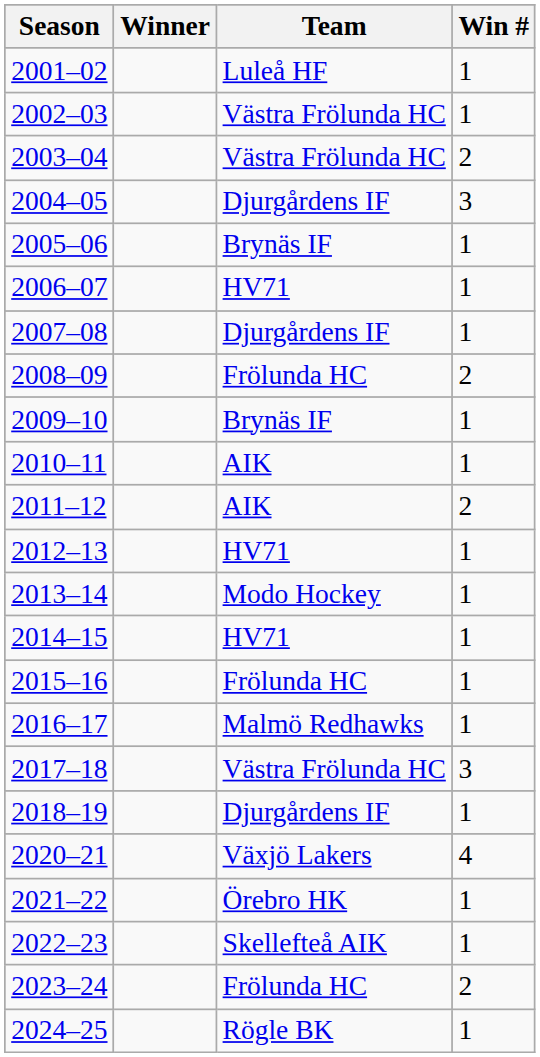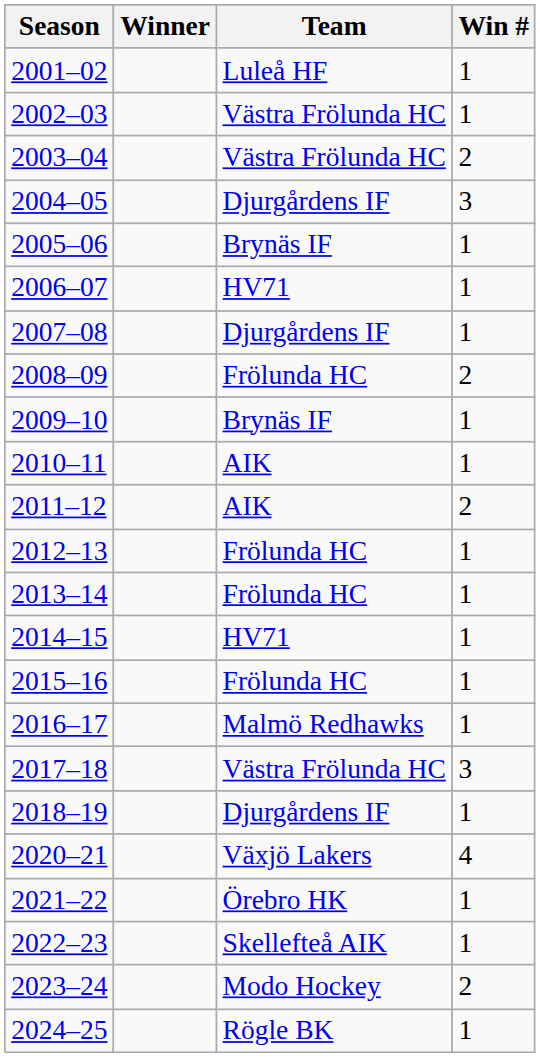(256, 550) HV71 -> (295, 550) Frölunda HC
(302, 593) Modo Hockey -> (295, 593) Frölunda HC
(295, 986) Frölunda HC -> (302, 986) Modo Hockey
